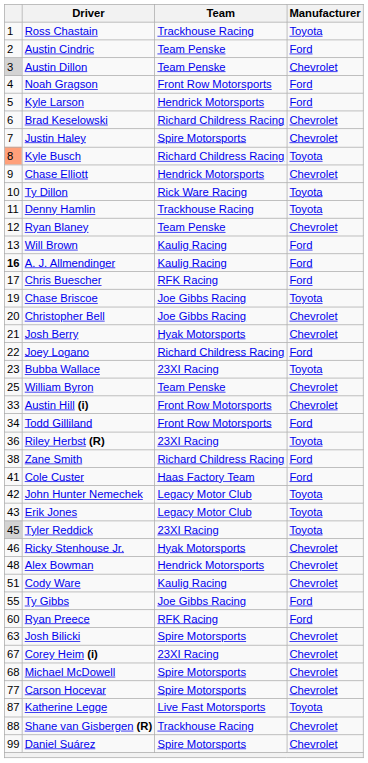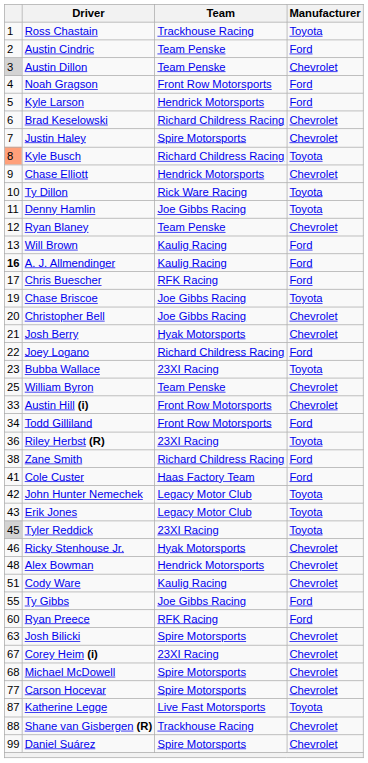(206, 209) Trackhouse Racing -> (202, 209) Joe Gibbs Racing
